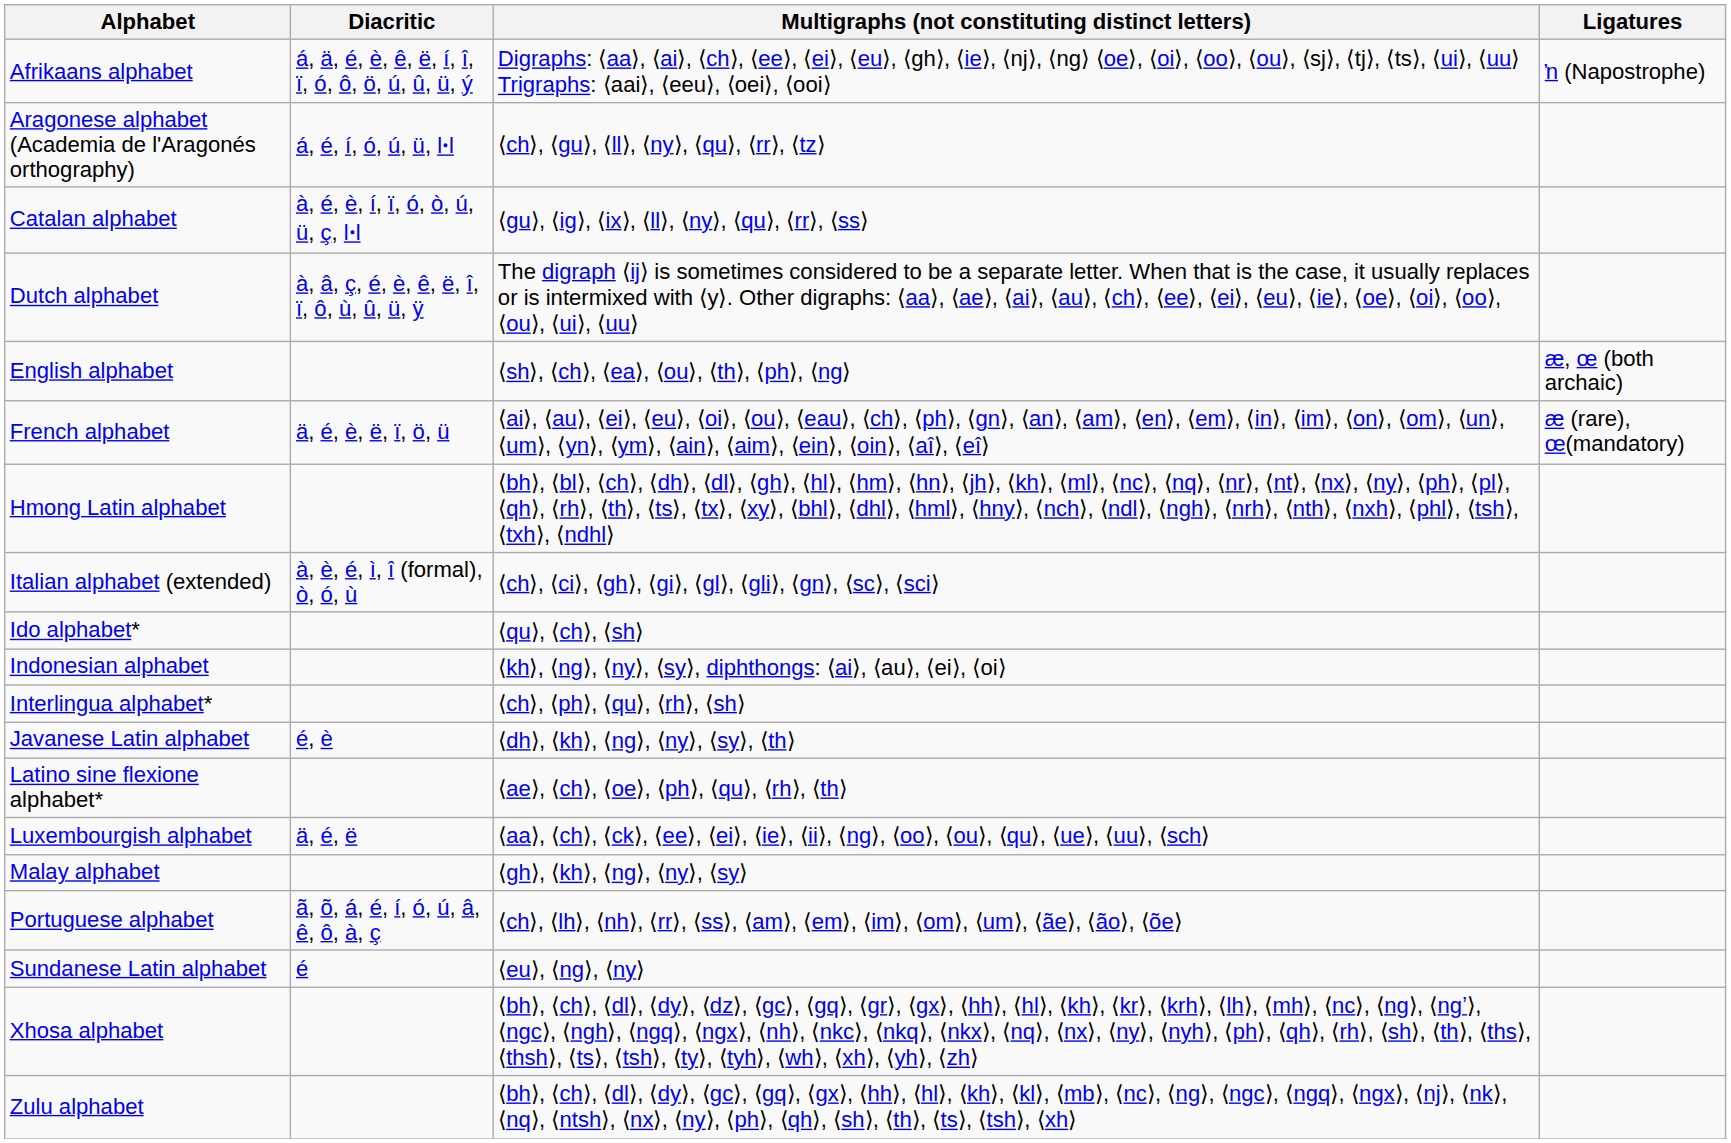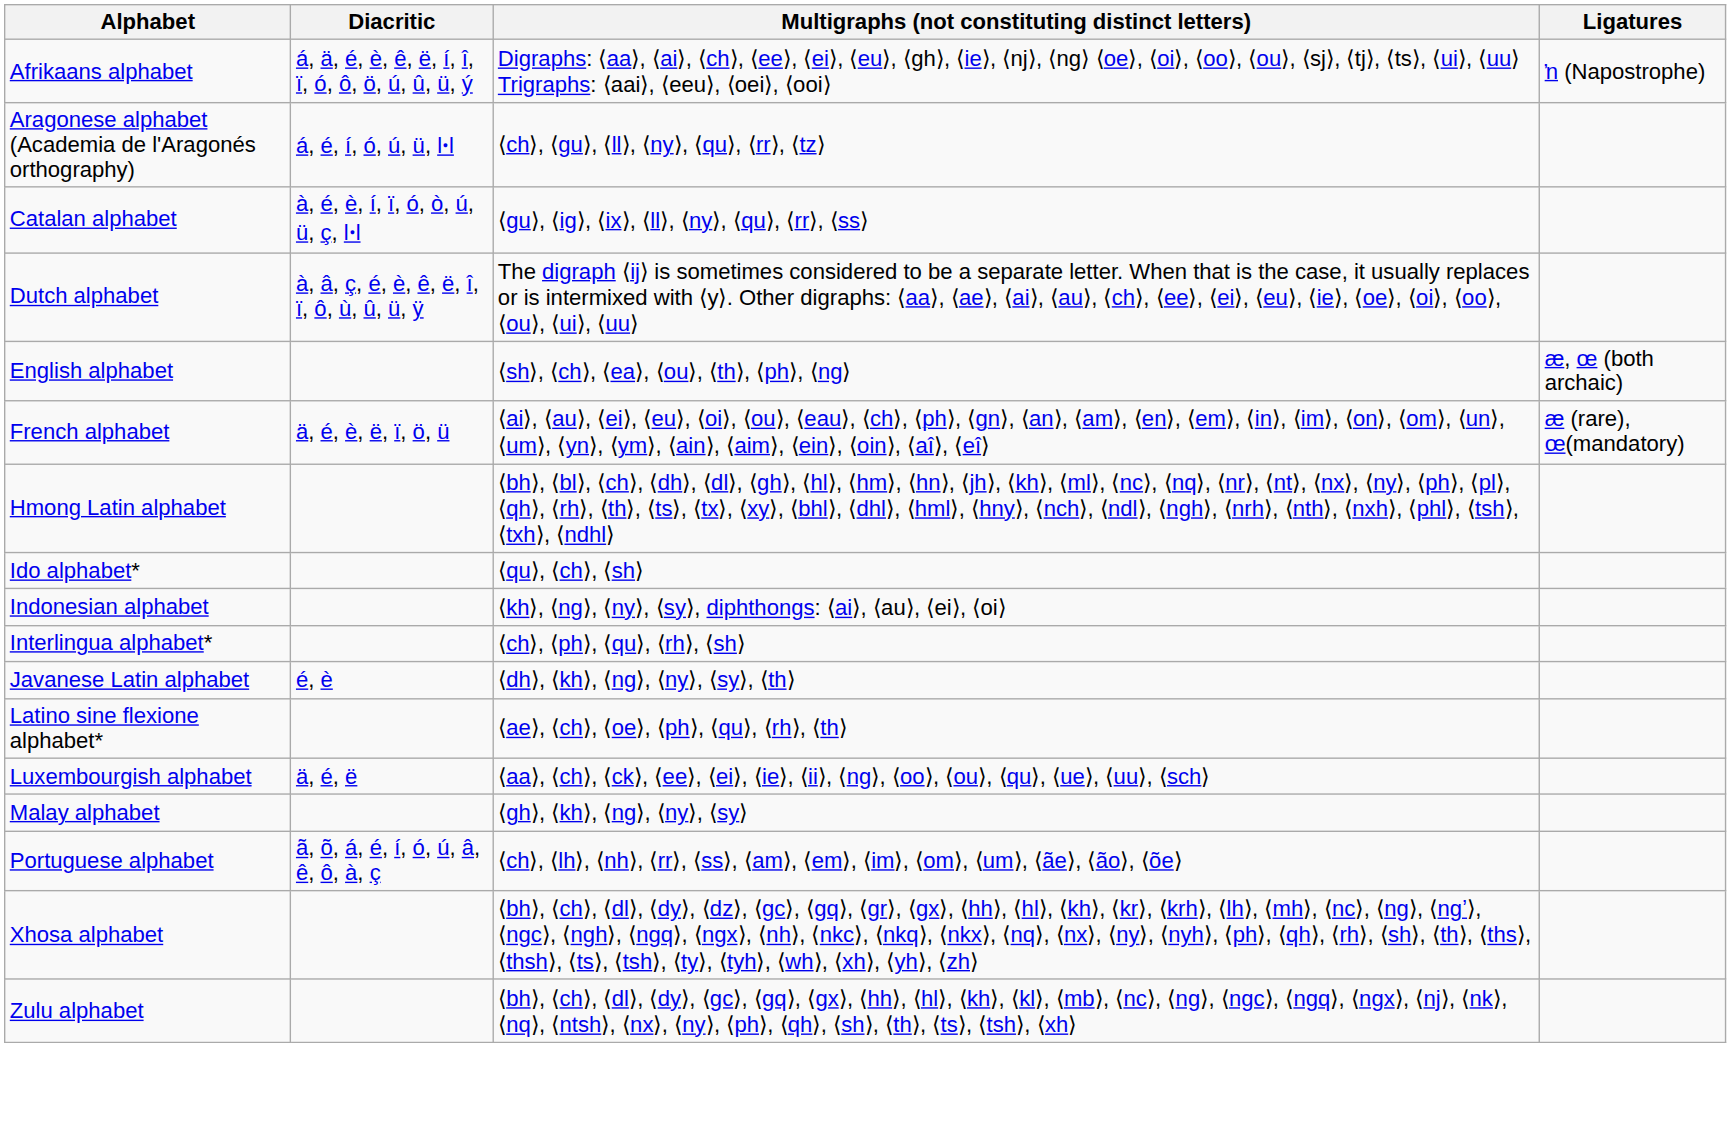- row: (141, 582)
- row: (138, 968)
